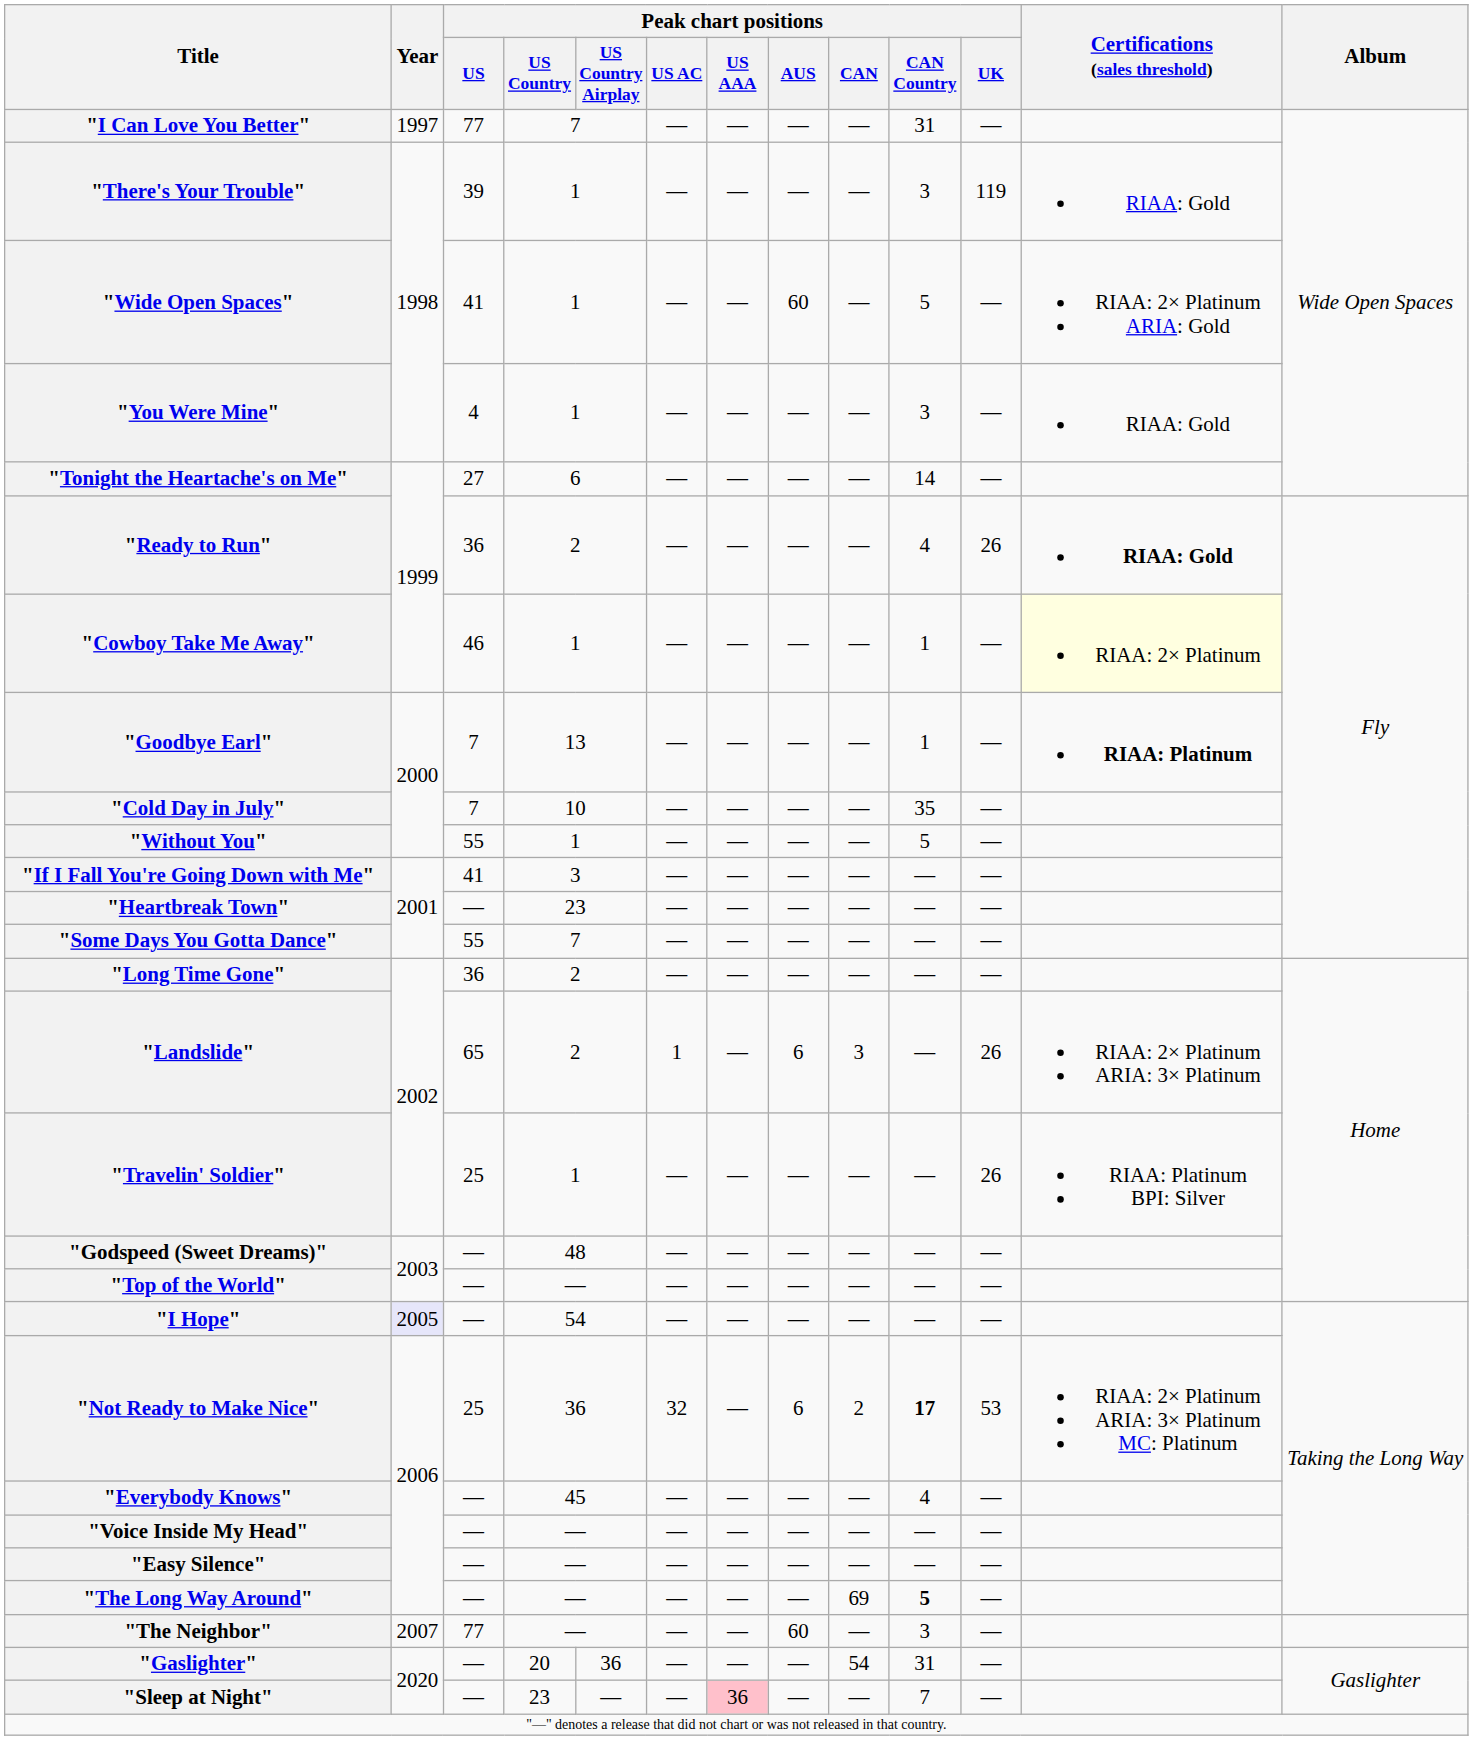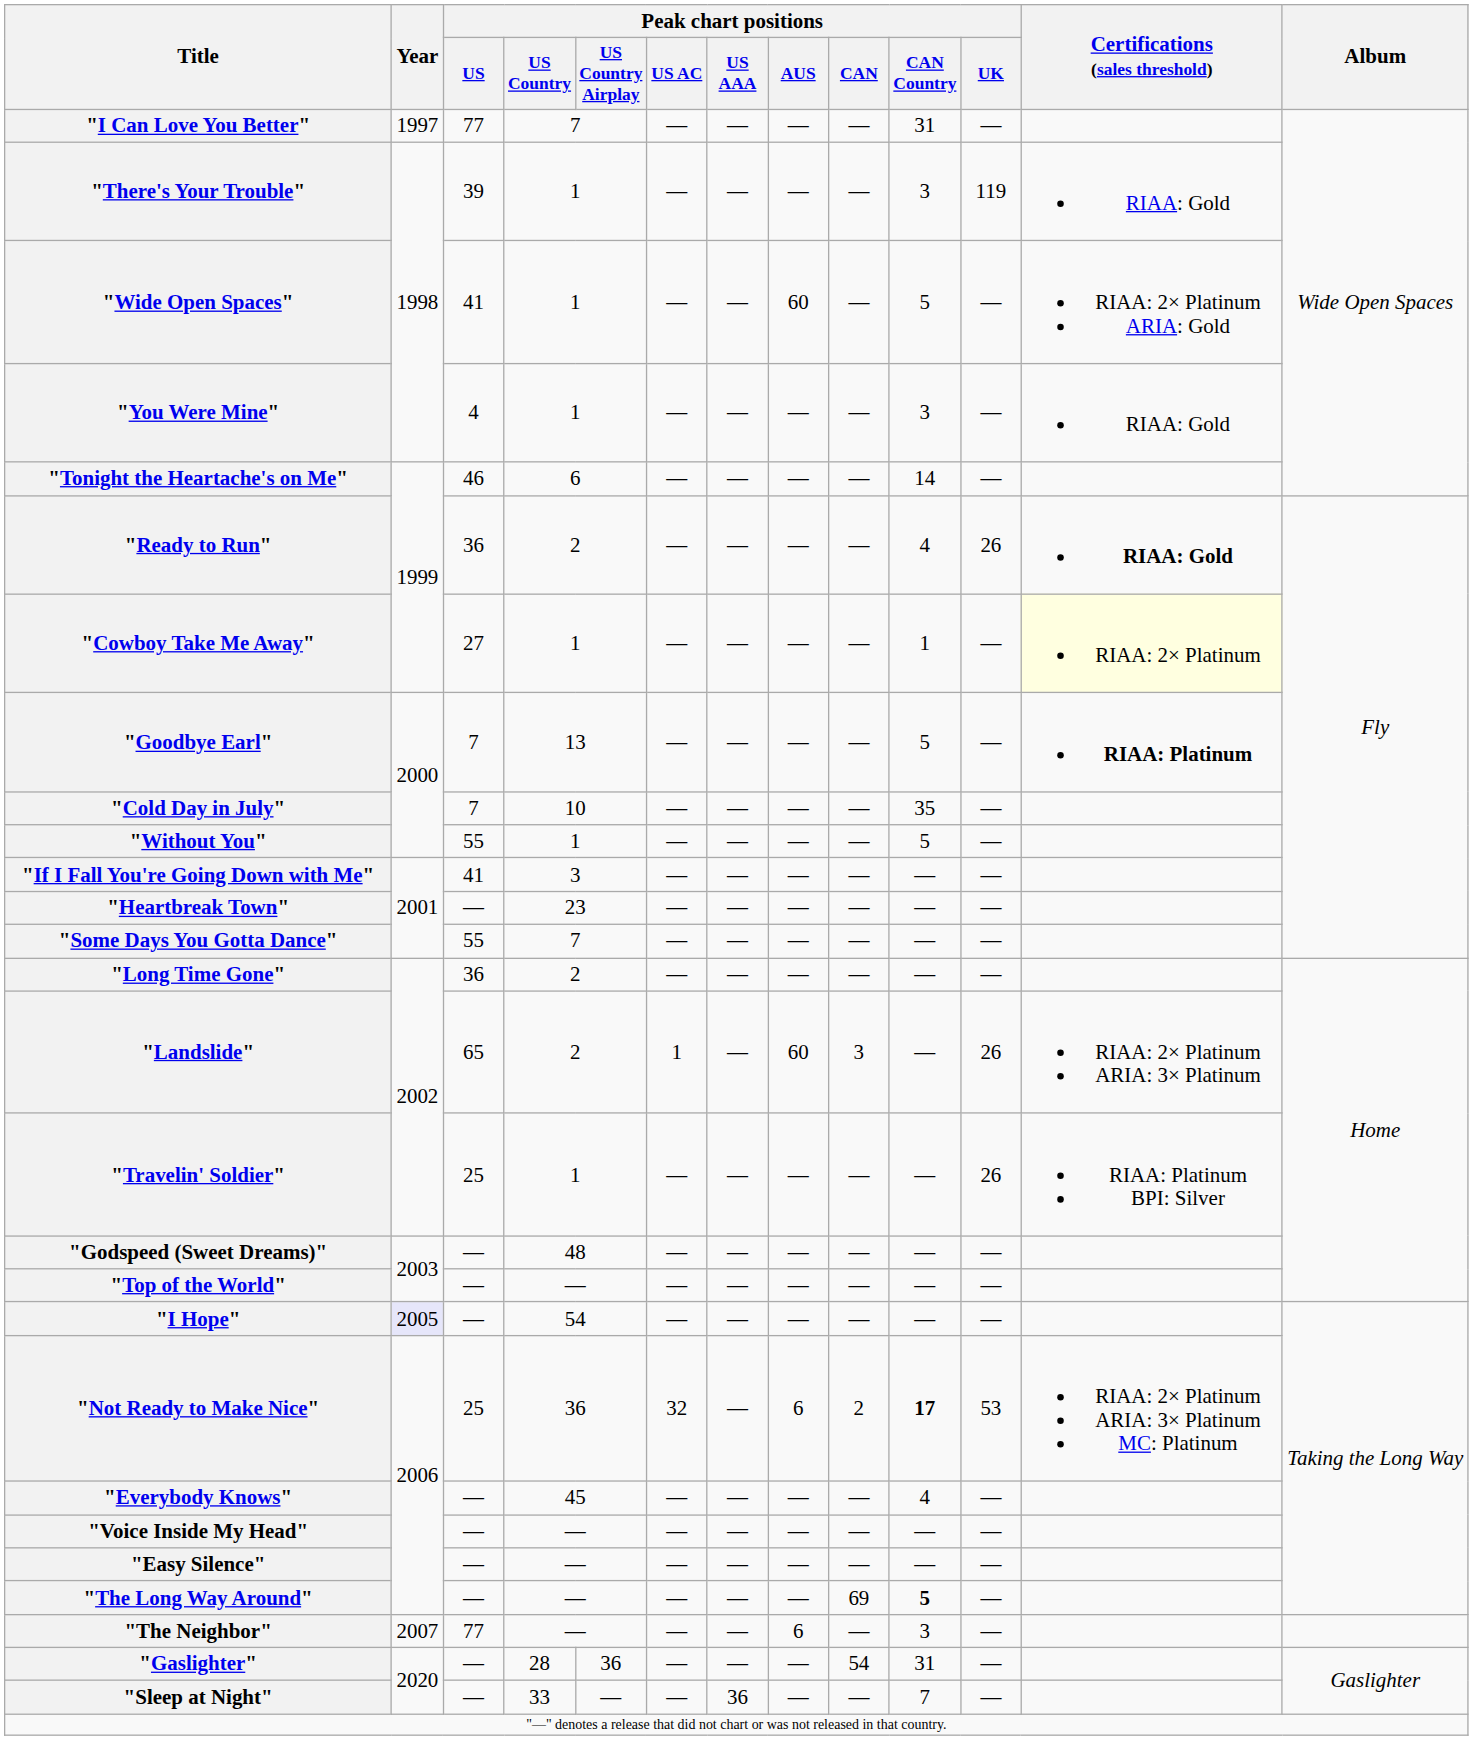(474, 478) 27 -> (474, 478) 46
(474, 643) 46 -> (474, 643) 27
(925, 742) 1 -> (925, 742) 5
(798, 1052) 6 -> (798, 1052) 60
(798, 1630) 60 -> (798, 1630) 6
(540, 1663) 20 -> (540, 1663) 28
(540, 1697) 23 -> (540, 1697) 33
(738, 1697) pink background -> (738, 1697) no background
